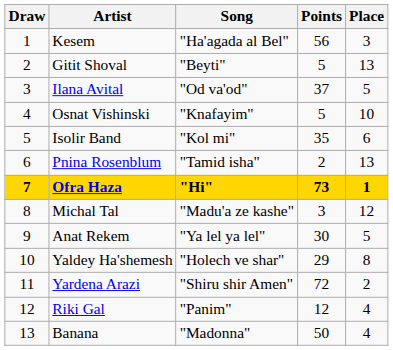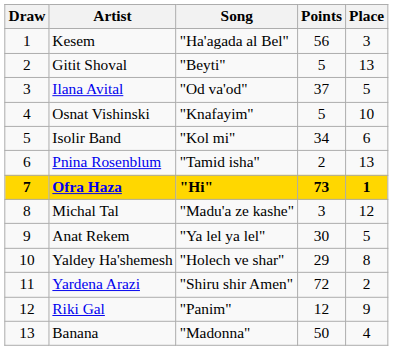(321, 138) 35 -> (321, 138) 34
(367, 308) 4 -> (367, 308) 9
